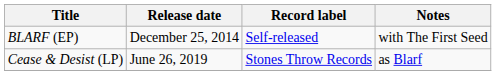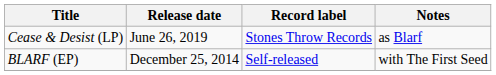rows swapped: (43, 37) <-> (65, 59)
